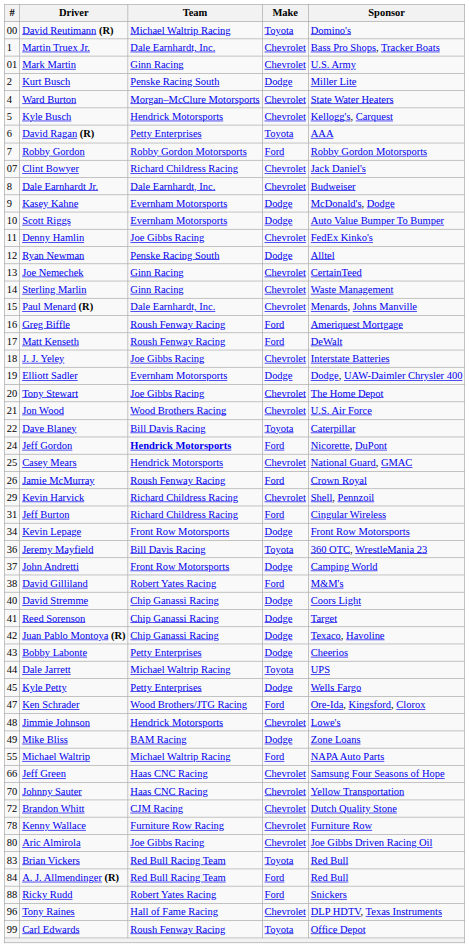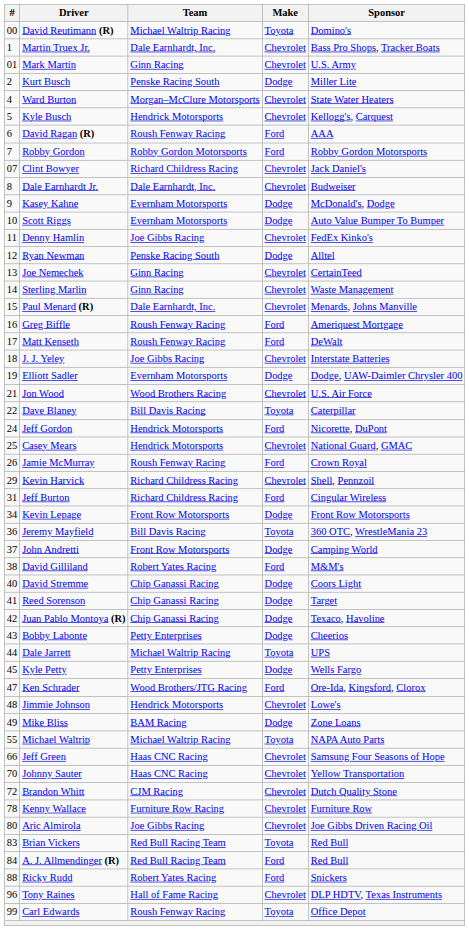(166, 134) Petty Enterprises -> (178, 134) Roush Fenway Racing
(279, 134) Toyota -> (274, 134) Ford
- row: (50, 393)
(181, 445) bold -> (177, 428) normal
(274, 756) Ford -> (279, 739) Toyota
